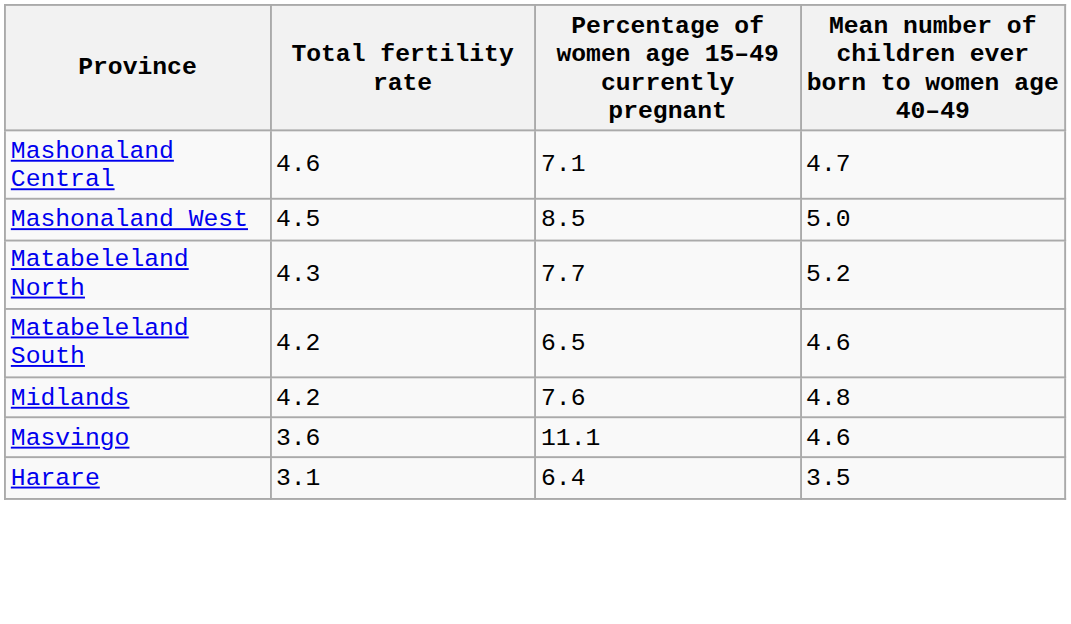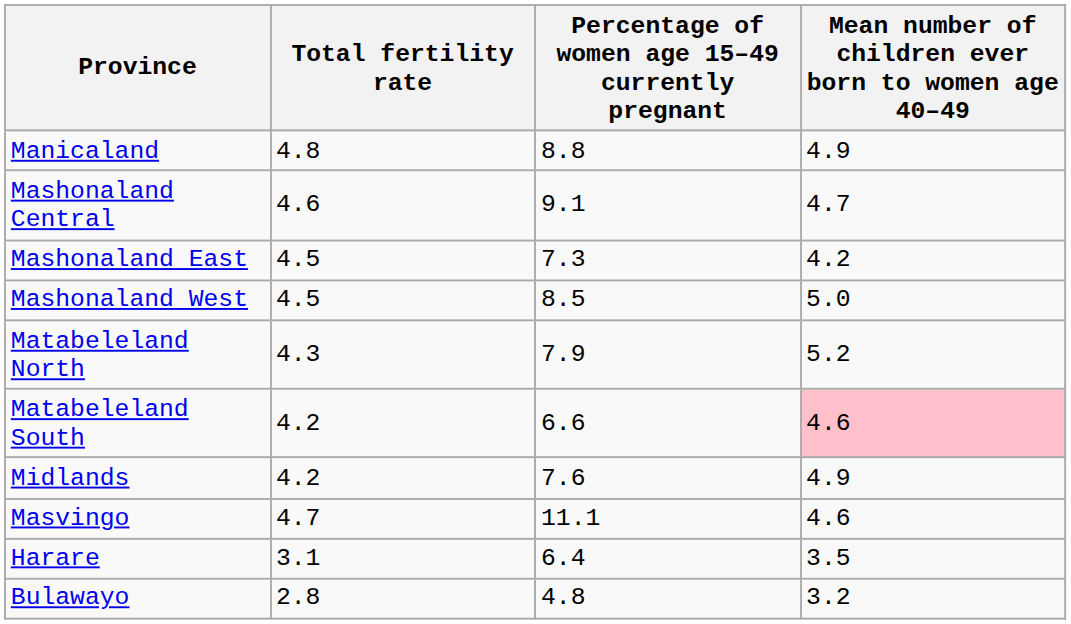+ row: (85, 151)
(563, 165) 7.1 -> (563, 205) 9.1
+ row: (129, 260)
(563, 274) 7.7 -> (563, 355) 7.9
(563, 343) 6.5 -> (563, 423) 6.6
(828, 343) no background -> (828, 423) pink background
(828, 397) 4.8 -> (828, 478) 4.9
(298, 438) 3.6 -> (298, 518) 4.7
+ row: (70, 599)
